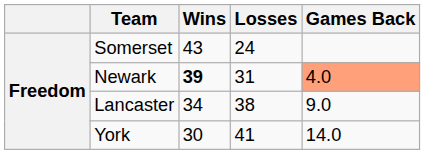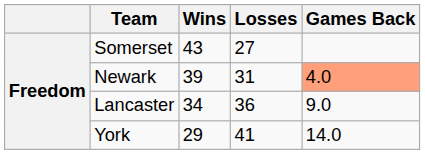(245, 47) 24 -> (245, 47) 27
(193, 76) bold -> (193, 76) normal
(245, 105) 38 -> (245, 105) 36
(193, 134) 30 -> (193, 134) 29
